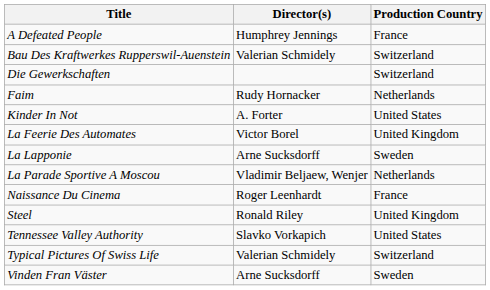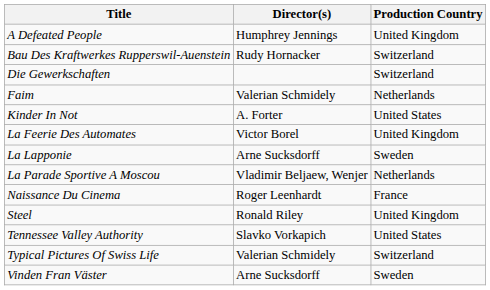(391, 34) France -> (416, 34) United Kingdom
(286, 54) Valerian Schmidely -> (278, 54) Rudy Hornacker
(278, 94) Rudy Hornacker -> (286, 94) Valerian Schmidely
